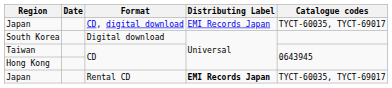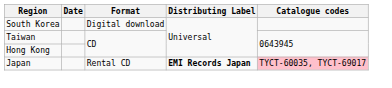- row: (18, 24)
(332, 77) no background -> (313, 63) pink background
